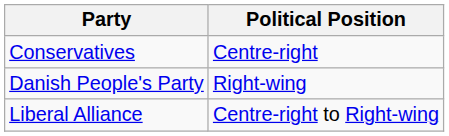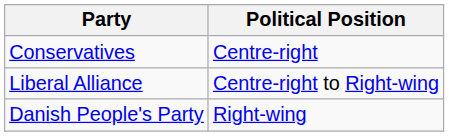rows swapped: (76, 114) <-> (106, 83)
